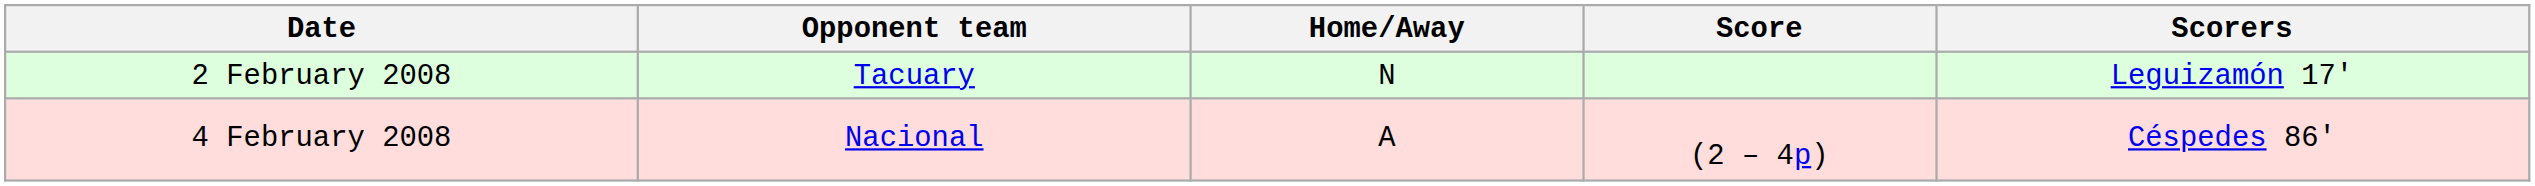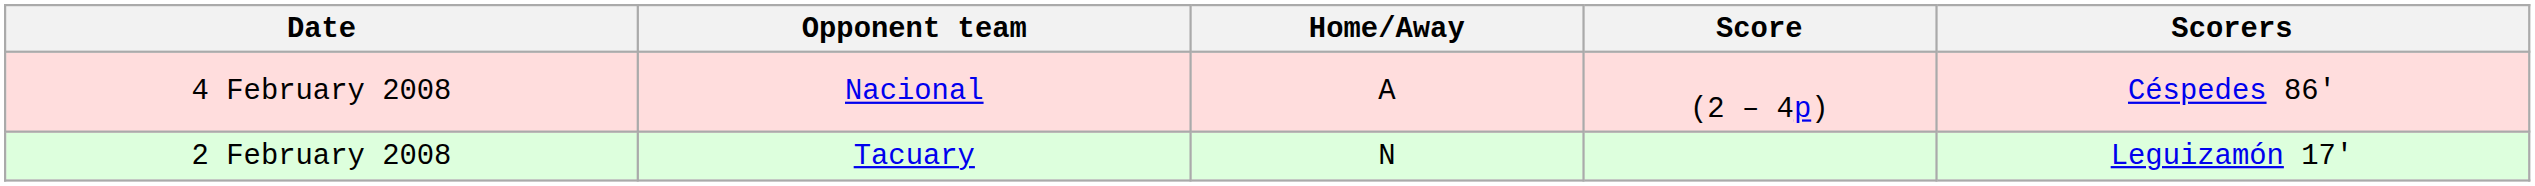rows swapped: (322, 76) <-> (322, 139)
